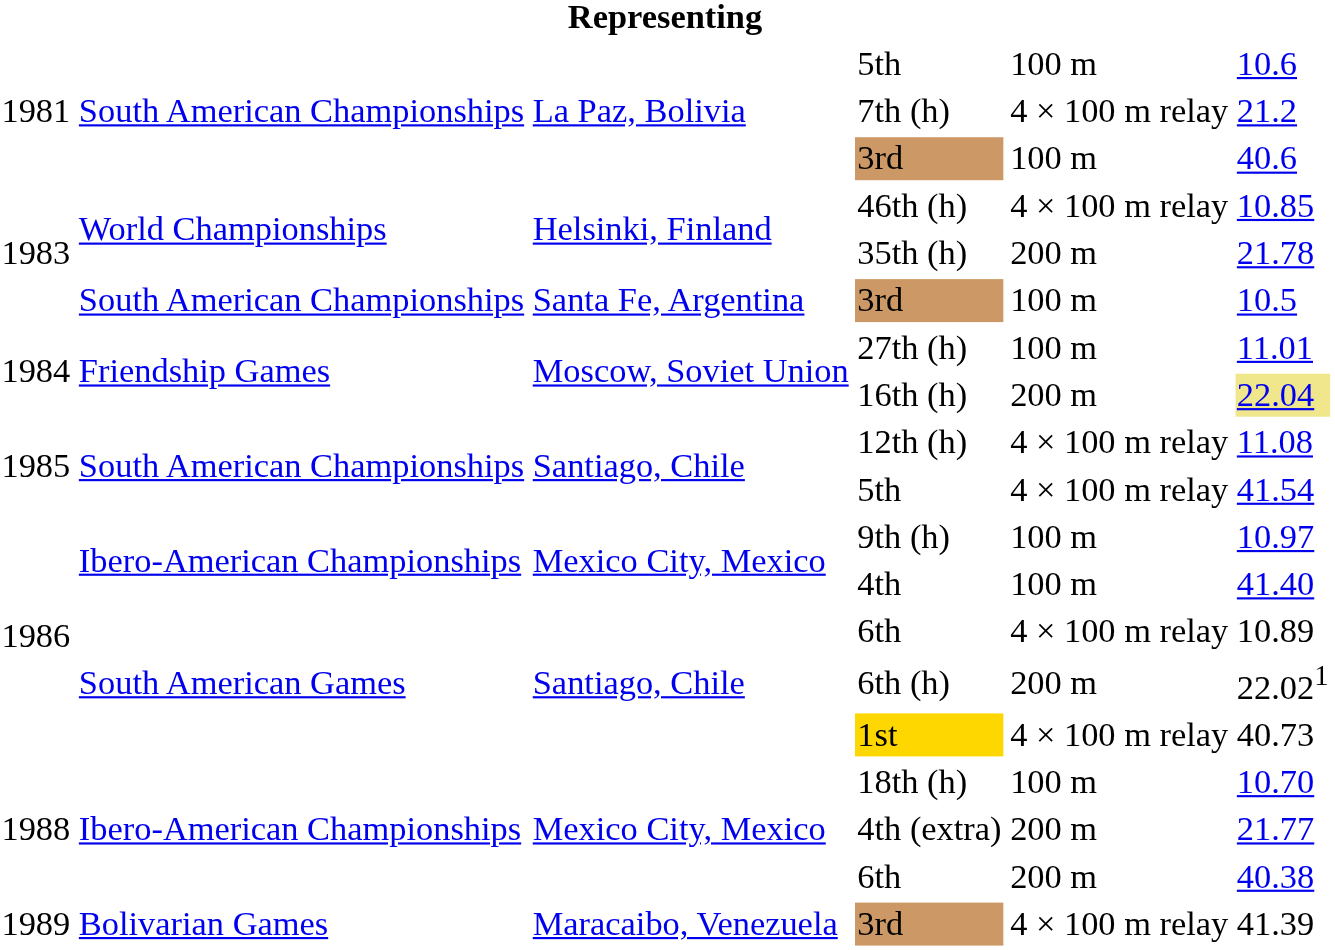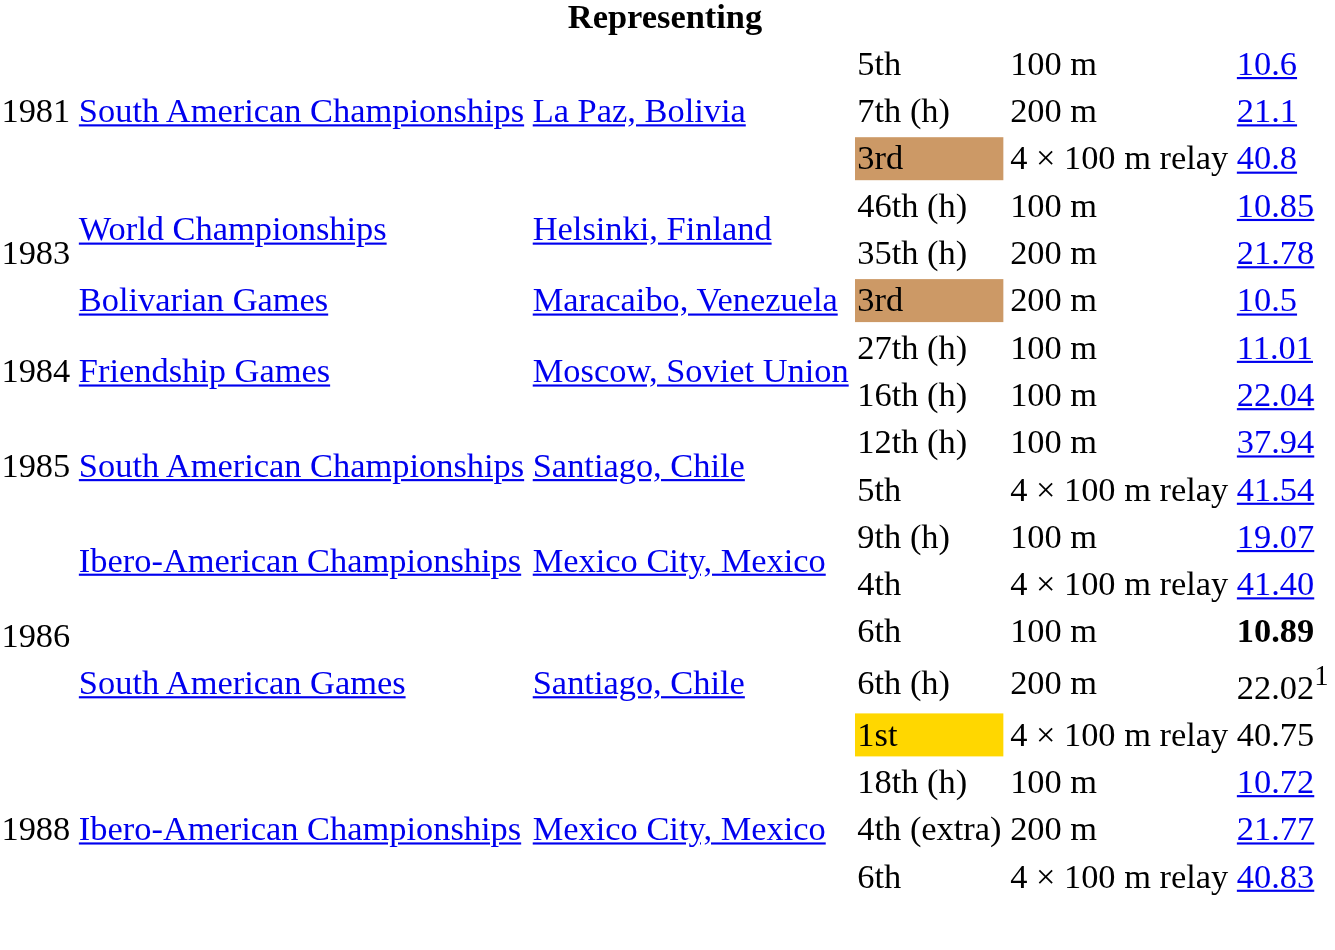(1119, 110) 4 × 100 m relay -> (1054, 110) 200 m
(1267, 110) 21.2 -> (1267, 110) 21.1
(1054, 158) 100 m -> (1119, 158) 4 × 100 m relay
(1267, 158) 40.6 -> (1267, 158) 40.8
(1119, 205) 4 × 100 m relay -> (1054, 205) 100 m
(301, 300) South American Championships -> (204, 300) Bolivarian Games
(669, 300) Santa Fe, Argentina -> (685, 300) Maracaibo, Venezuela
(1054, 300) 100 m -> (1054, 300) 200 m
(1054, 394) 200 m -> (1054, 394) 100 m
(1276, 394) khaki background -> (1276, 394) no background
(1119, 441) 4 × 100 m relay -> (1054, 441) 100 m
(1275, 441) 11.08 -> (1276, 441) 37.94
(1276, 536) 10.97 -> (1276, 536) 19.07
(1054, 583) 100 m -> (1119, 583) 4 × 100 m relay
(1119, 631) 4 × 100 m relay -> (1054, 631) 100 m
(1276, 631) normal -> (1276, 631) bold
(1276, 735) 40.73 -> (1276, 735) 40.75
(1276, 782) 10.70 -> (1276, 782) 10.72
(1054, 876) 200 m -> (1119, 876) 4 × 100 m relay
(1276, 876) 40.38 -> (1276, 876) 40.83
- row: (36, 924)
